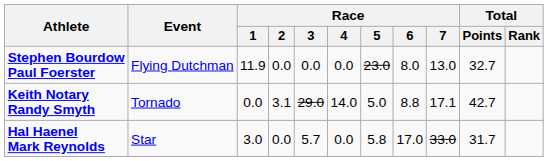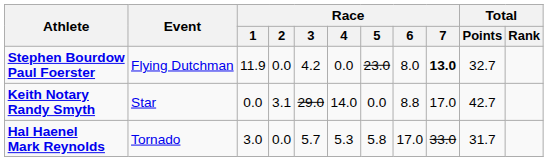(311, 65) 0.0 -> (311, 65) 4.2
(443, 65) normal -> (443, 65) bold
(156, 102) Tornado -> (144, 102) Star
(377, 102) 5.0 -> (377, 102) 0.0
(443, 102) 17.1 -> (443, 102) 17.0
(144, 139) Star -> (156, 139) Tornado
(344, 139) 0.0 -> (344, 139) 5.3
